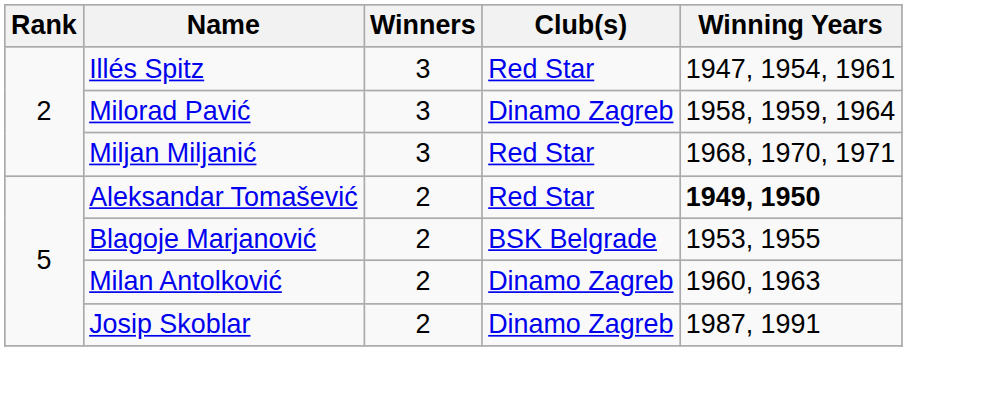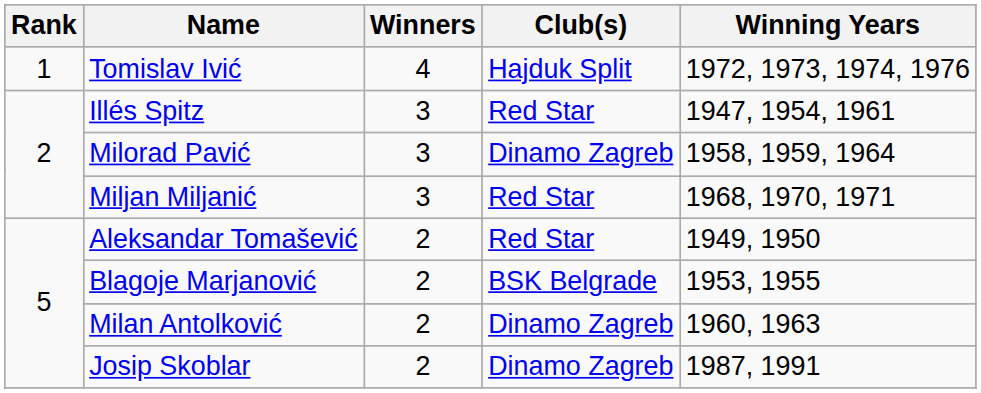+ row: (165, 68)
(753, 196) bold -> (753, 238) normal
